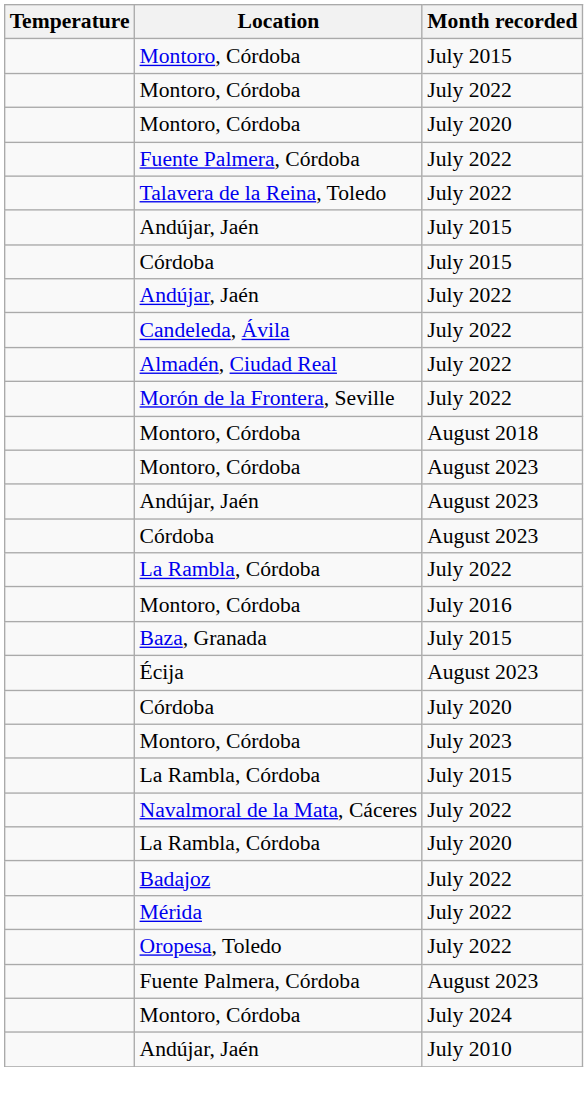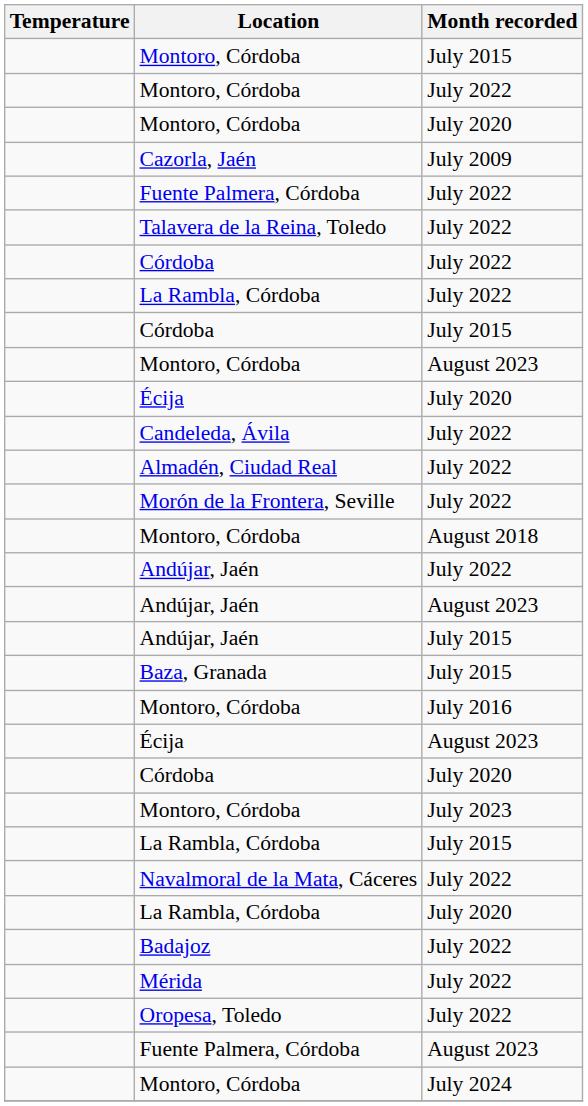+ row: (198, 158)
+ row: (177, 261)
rows swapped: (230, 569) <-> (199, 227)
rows swapped: (199, 295) <-> (220, 466)
+ row: (162, 398)
- row: (177, 535)
rows swapped: (220, 603) <-> (203, 638)
- row: (199, 1049)
